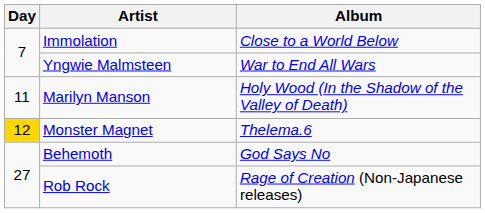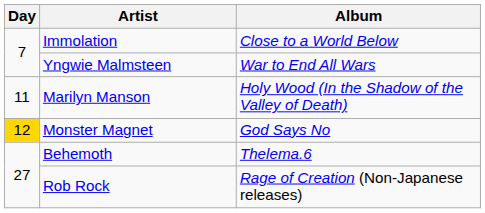(276, 130) Thelema.6 -> (285, 130) God Says No
(285, 154) God Says No -> (276, 154) Thelema.6
